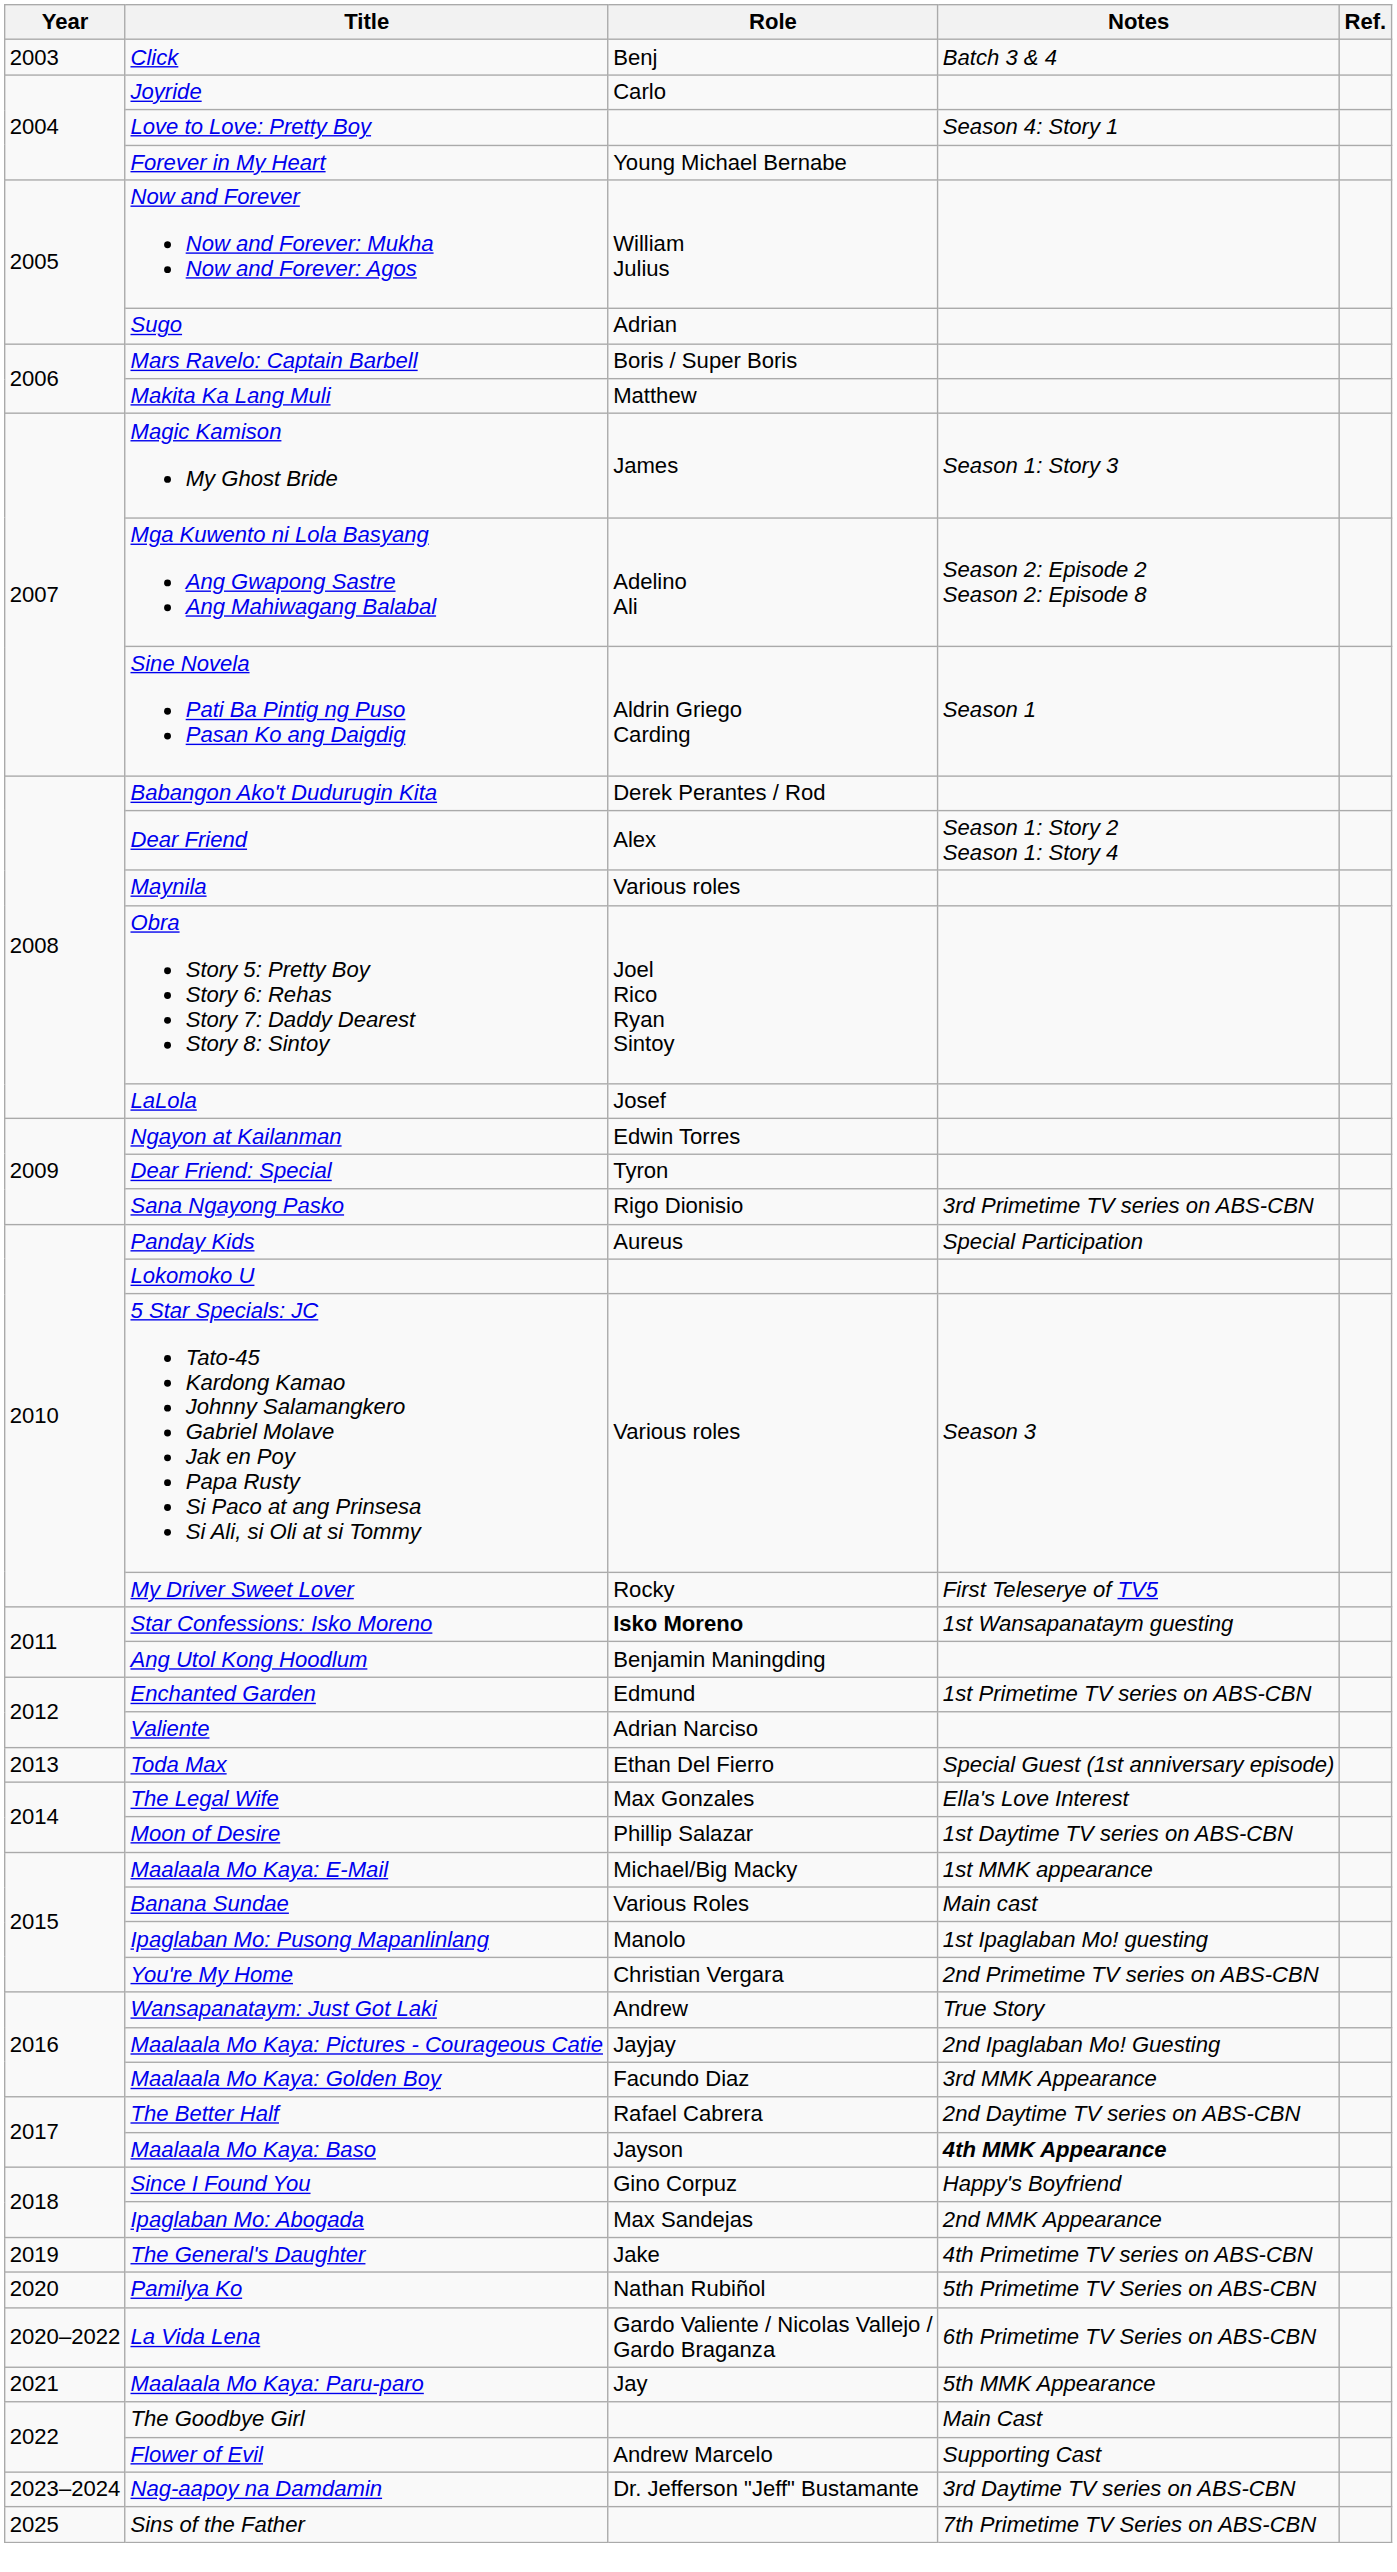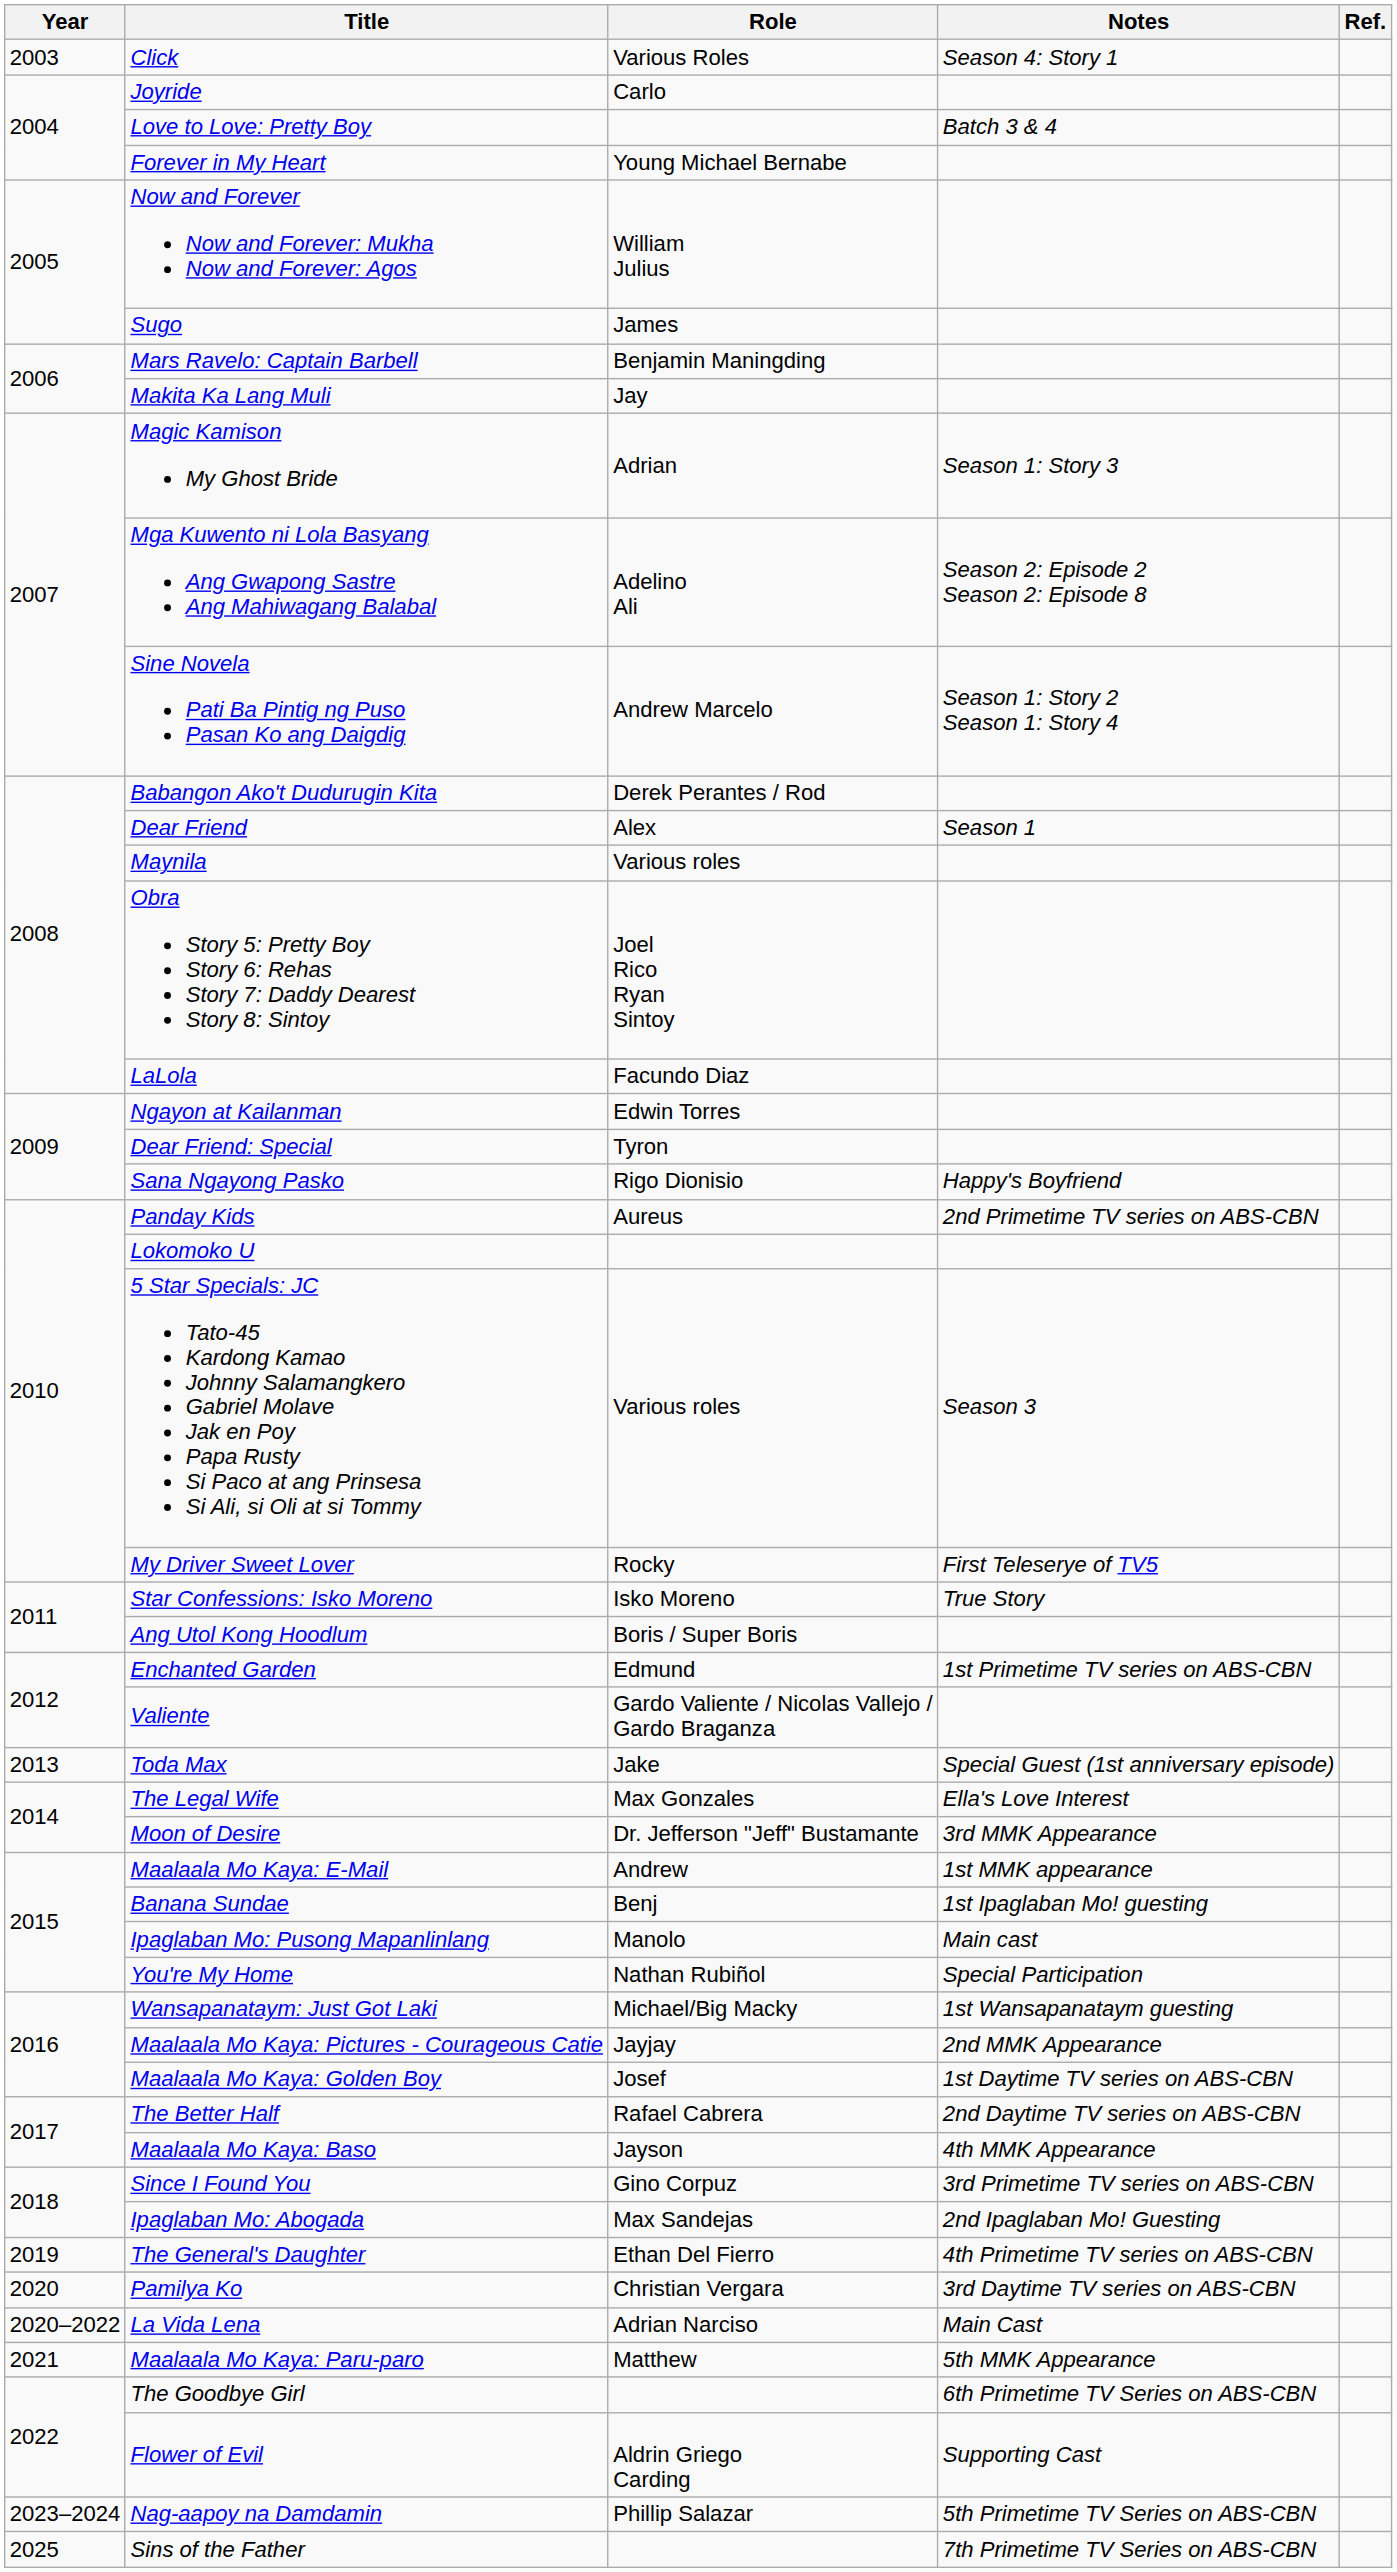(635, 57) Benj -> (681, 57) Various Roles
(1000, 57) Batch 3 & 4 -> (1031, 57) Season 4: Story 1
(1031, 127) Season 4: Story 1 -> (1000, 127) Batch 3 & 4
(645, 325) Adrian -> (646, 325) James
(705, 360) Boris / Super Boris -> (719, 360) Benjamin Maningding
(655, 395) Matthew -> (630, 395) Jay
(646, 465) James -> (645, 465) Adrian
(678, 723) Aldrin Griego Carding -> (693, 710) Andrew Marcelo
(990, 710) Season 1 -> (1031, 710) Season 1: Story 2 Season 1: Story 4
(1031, 840) Season 1: Story 2 Season 1: Story 4 -> (990, 827) Season 1
(640, 1101) Josef -> (681, 1076) Facundo Diaz
(1128, 1206) 3rd Primetime TV series on ABS-CBN -> (1032, 1181) Happy's Boyfriend
(1043, 1241) Special Participation -> (1131, 1216) 2nd Primetime TV series on ABS-CBN
(678, 1624) bold -> (674, 1599) normal
(1088, 1624) 1st Wansapanataym guesting -> (994, 1599) True Story
(719, 1659) Benjamin Maningding -> (705, 1634) Boris / Super Boris
(686, 1729) Adrian Narciso -> (773, 1716) Gardo Valiente / Nicolas Vallejo / Gardo Braganza
(694, 1764) Ethan Del Fierro -> (636, 1764) Jake
(683, 1834) Phillip Salazar -> (766, 1834) Dr. Jefferson "Jeff" Bustamante
(1118, 1834) 1st Daytime TV series on ABS-CBN -> (1050, 1834) 3rd MMK Appearance
(705, 1869) Michael/Big Macky -> (651, 1869) Andrew
(681, 1904) Various Roles -> (635, 1904) Benj
(990, 1904) Main cast -> (1075, 1904) 1st Ipaglaban Mo! guesting
(1075, 1939) 1st Ipaglaban Mo! guesting -> (990, 1939) Main cast
(698, 1974) Christian Vergara -> (689, 1974) Nathan Rubiñol
(1131, 1974) 2nd Primetime TV series on ABS-CBN -> (1043, 1974) Special Participation
(651, 2009) Andrew -> (705, 2009) Michael/Big Macky
(994, 2009) True Story -> (1088, 2009) 1st Wansapanataym guesting
(1082, 2044) 2nd Ipaglaban Mo! Guesting -> (1052, 2044) 2nd MMK Appearance
(681, 2079) Facundo Diaz -> (640, 2079) Josef
(1050, 2079) 3rd MMK Appearance -> (1118, 2079) 1st Daytime TV series on ABS-CBN
(1055, 2149) bold -> (1049, 2149) normal
(1032, 2184) Happy's Boyfriend -> (1128, 2184) 3rd Primetime TV series on ABS-CBN
(1052, 2219) 2nd MMK Appearance -> (1082, 2219) 2nd Ipaglaban Mo! Guesting
(636, 2254) Jake -> (694, 2254) Ethan Del Fierro
(689, 2289) Nathan Rubiñol -> (698, 2289) Christian Vergara
(1130, 2289) 5th Primetime TV Series on ABS-CBN -> (1119, 2289) 3rd Daytime TV series on ABS-CBN
(773, 2336) Gardo Valiente / Nicolas Vallejo / Gardo Braganza -> (686, 2324) Adrian Narciso
(1130, 2336) 6th Primetime TV Series on ABS-CBN -> (993, 2324) Main Cast
(630, 2384) Jay -> (655, 2359) Matthew
(993, 2419) Main Cast -> (1130, 2394) 6th Primetime TV Series on ABS-CBN
(693, 2454) Andrew Marcelo -> (678, 2466) Aldrin Griego Carding
(766, 2489) Dr. Jefferson "Jeff" Bustamante -> (683, 2514) Phillip Salazar
(1119, 2489) 3rd Daytime TV series on ABS-CBN -> (1130, 2514) 5th Primetime TV Series on ABS-CBN
